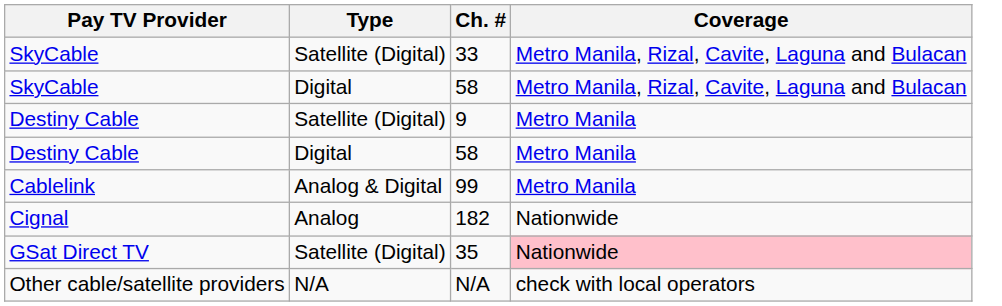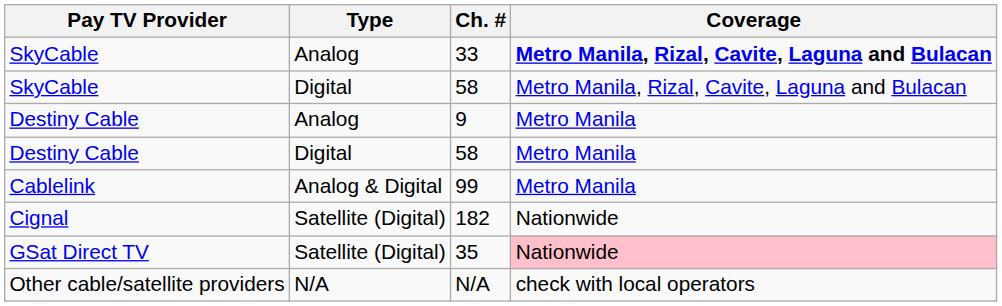(370, 53) Satellite (Digital) -> (327, 53) Analog
(741, 53) normal -> (754, 53) bold
(370, 119) Satellite (Digital) -> (327, 119) Analog
(327, 218) Analog -> (370, 218) Satellite (Digital)
